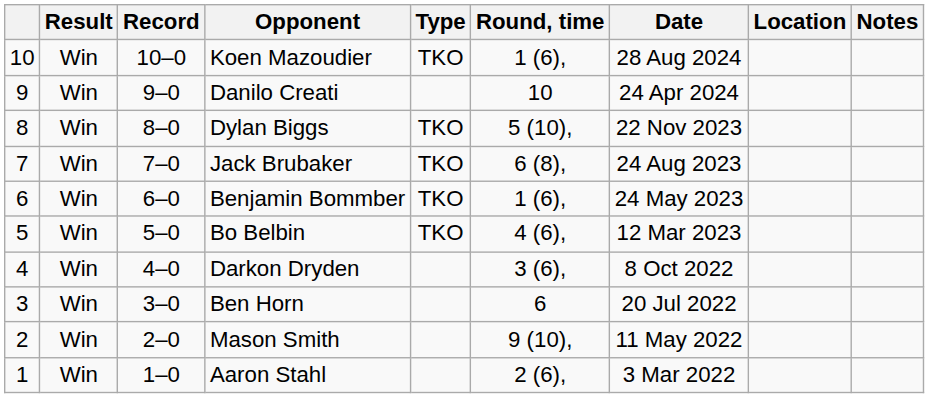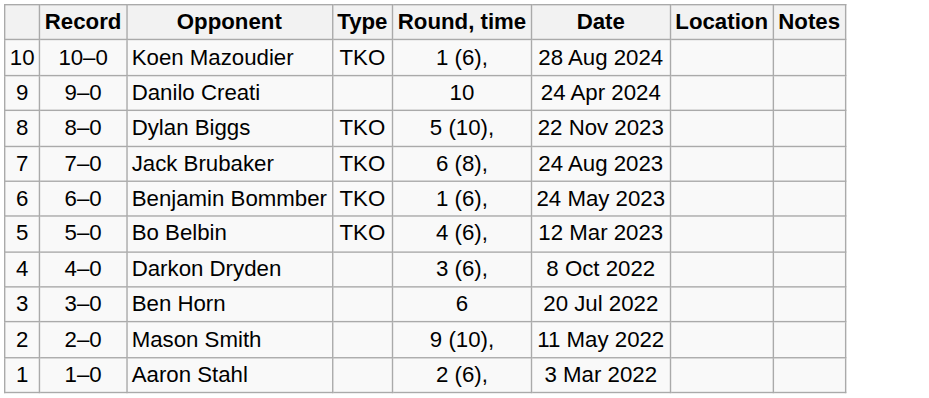- column: (79, 22)
